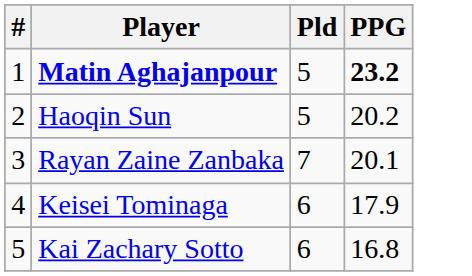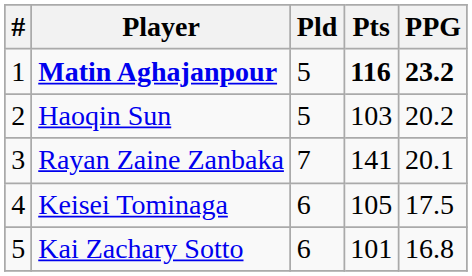+ column: (371, 26)
(375, 204) 17.9 -> (430, 204) 17.5
